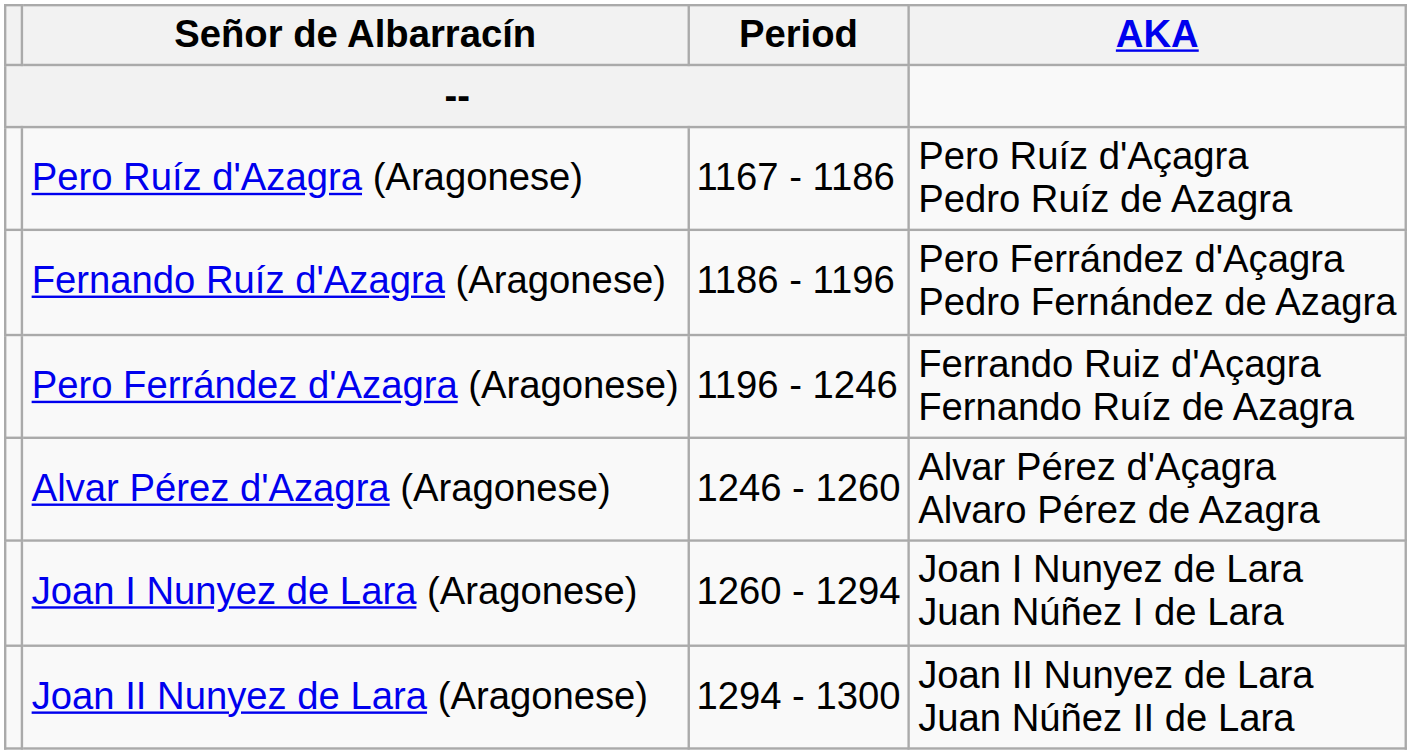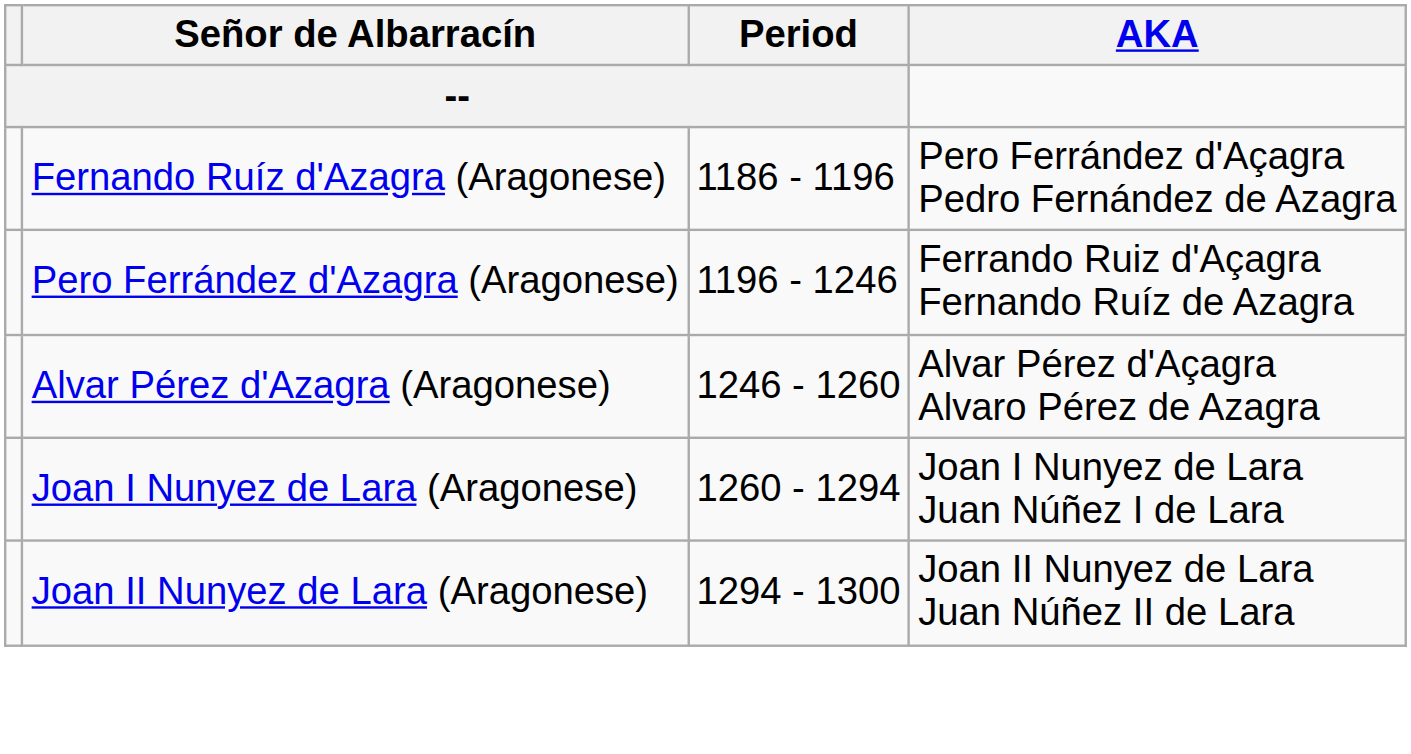- row: (307, 177)
